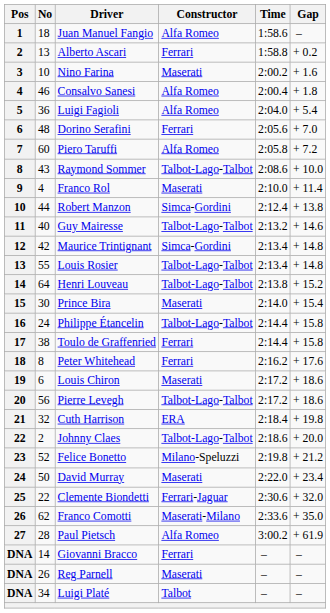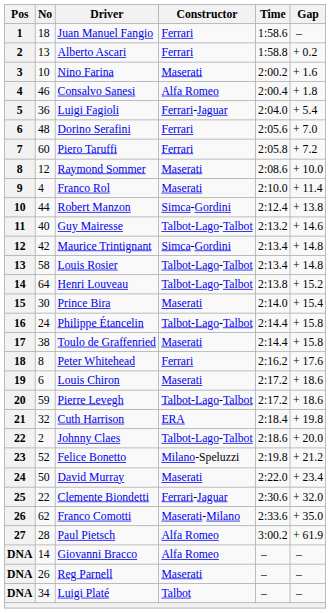(190, 33) Alfa Romeo -> (177, 33) Ferrari
(190, 110) Alfa Romeo -> (195, 110) Ferrari-Jaguar
(190, 149) Alfa Romeo -> (177, 149) Ferrari
(44, 168) 43 -> (44, 168) 12
(207, 168) Talbot-Lago-Talbot -> (182, 168) Maserati
(44, 265) 55 -> (44, 265) 58
(177, 342) Ferrari -> (182, 342) Maserati
(44, 400) 56 -> (44, 400) 59
(177, 554) Ferrari -> (190, 554) Alfa Romeo
